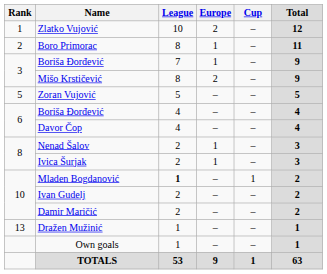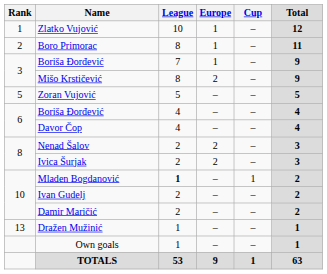(215, 29) 2 -> (215, 29) 1
(215, 145) 1 -> (215, 145) 2
(215, 161) 1 -> (215, 161) 2
